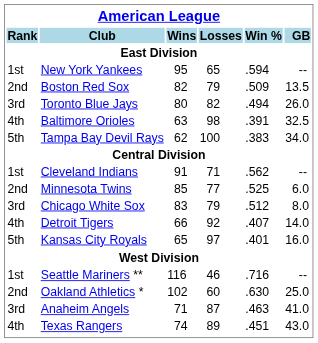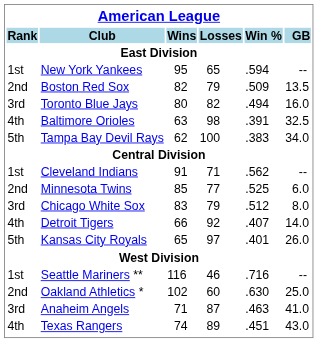(297, 103) 26.0 -> (297, 103) 16.0
(297, 239) 16.0 -> (297, 239) 26.0
